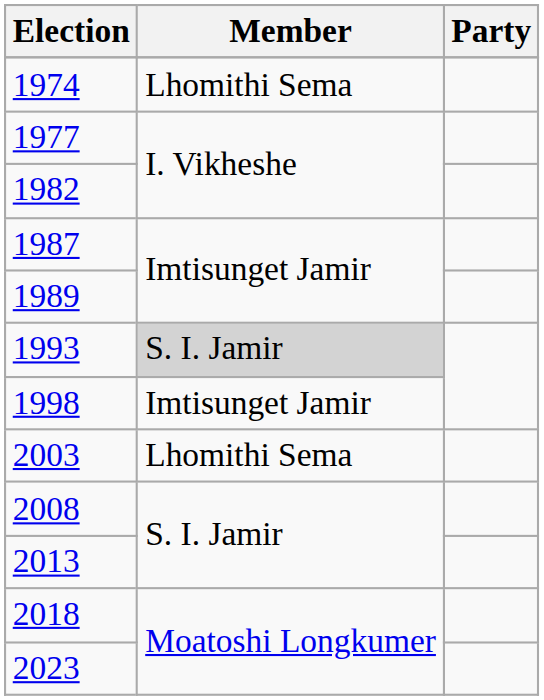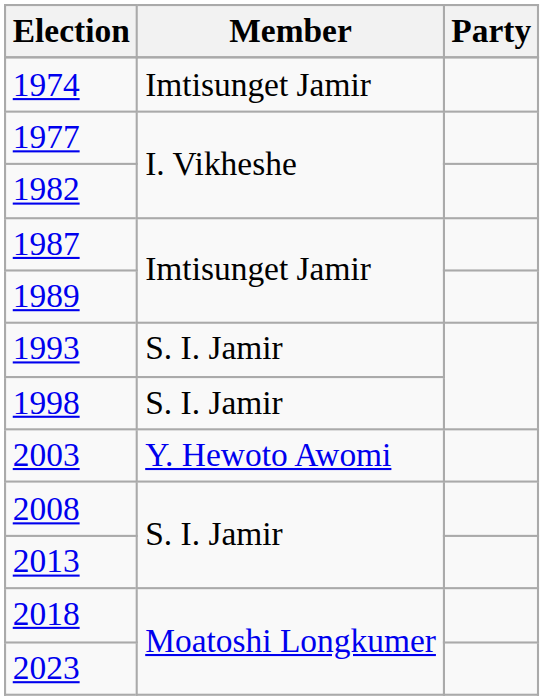(249, 84) Lhomithi Sema -> (258, 84) Imtisunget Jamir
(214, 349) lightgrey background -> (214, 349) no background
(258, 402) Imtisunget Jamir -> (214, 402) S. I. Jamir
(249, 455) Lhomithi Sema -> (268, 455) Y. Hewoto Awomi
